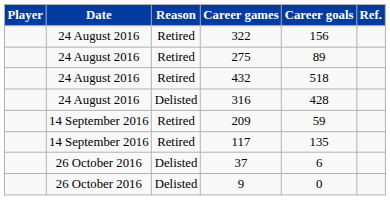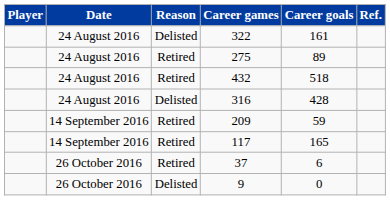(176, 36) Retired -> (176, 36) Delisted
(319, 36) 156 -> (319, 36) 161
(319, 142) 135 -> (319, 142) 165
(176, 163) Delisted -> (176, 163) Retired
